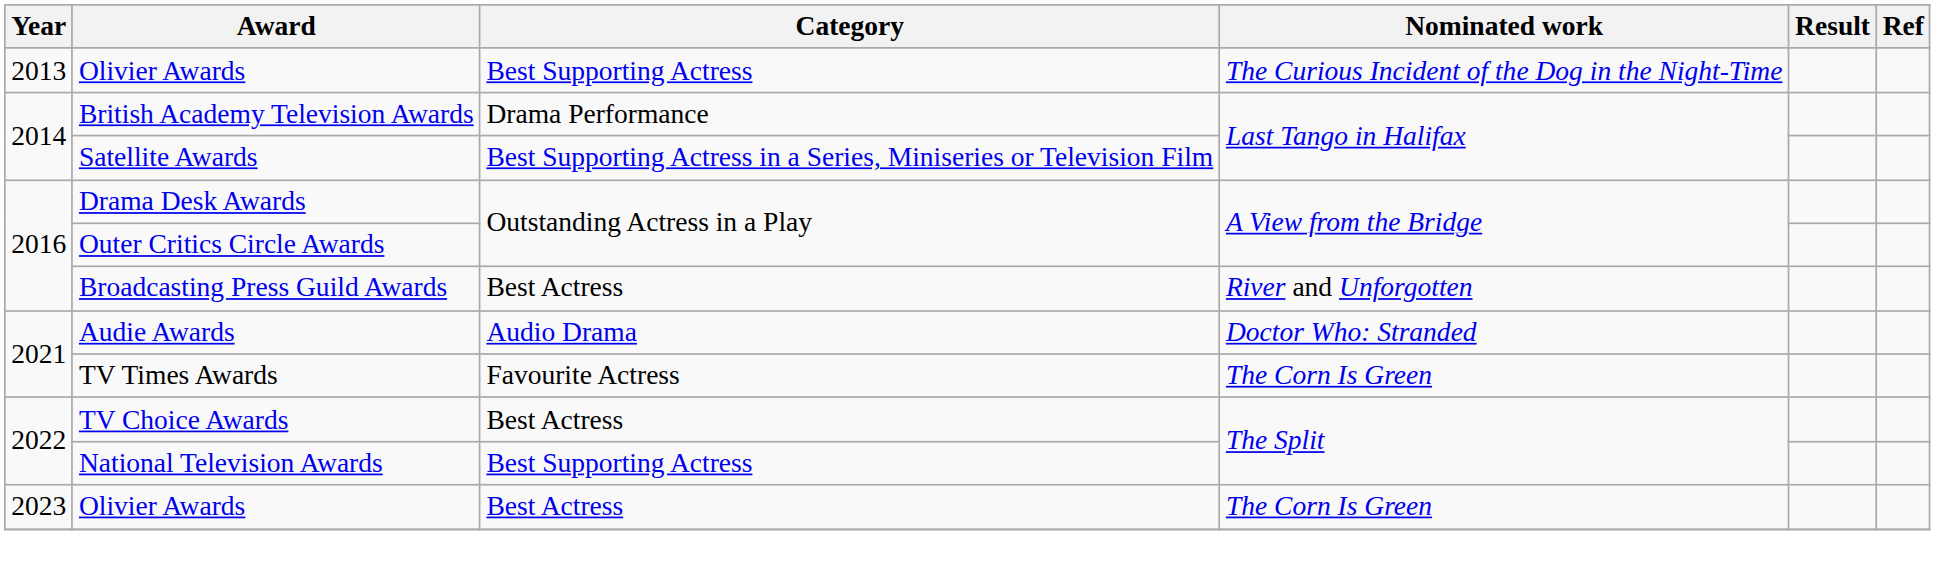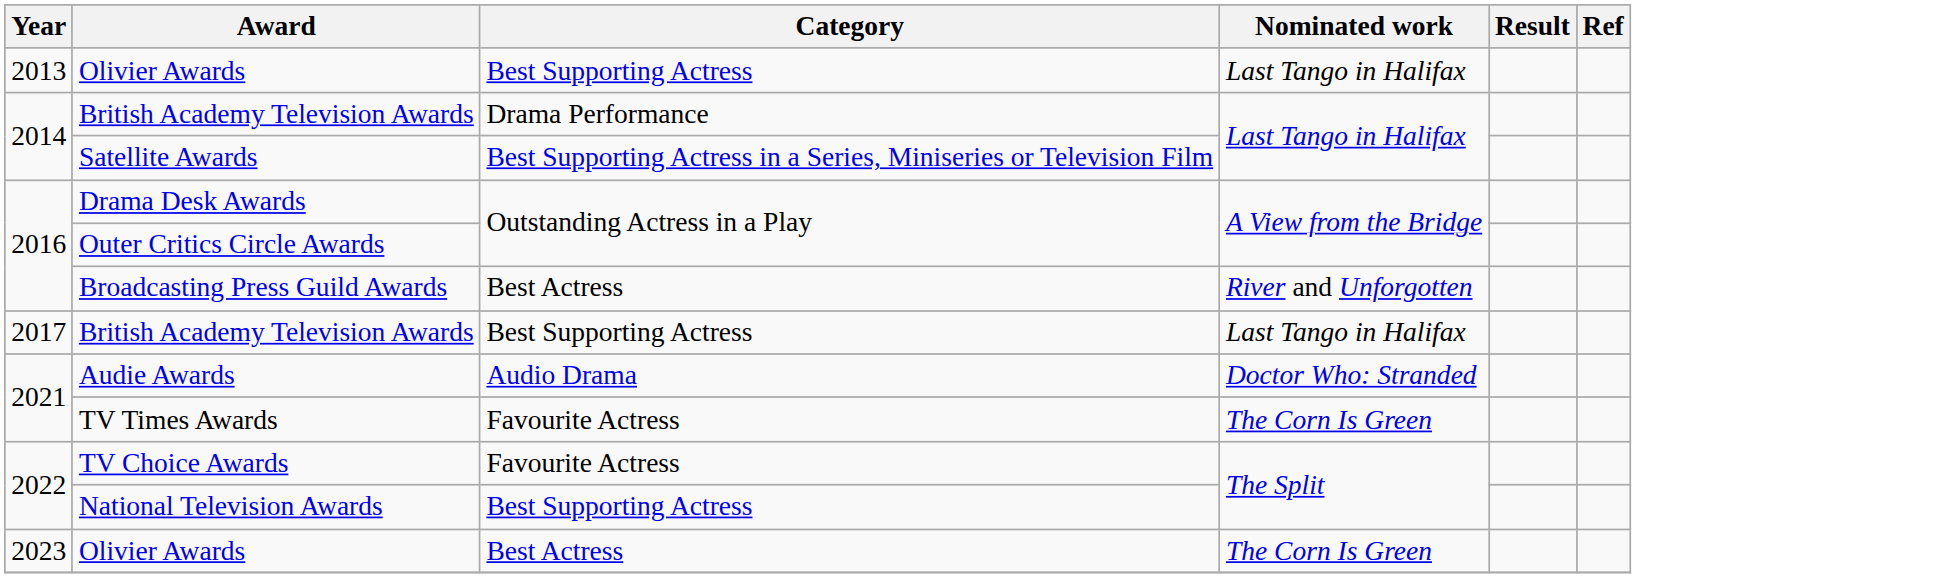(1504, 69) The Curious Incident of the Dog in the Night-Time -> (1346, 69) Last Tango in Halifax
+ row: (39, 331)
(555, 419) Best Actress -> (583, 462) Favourite Actress
